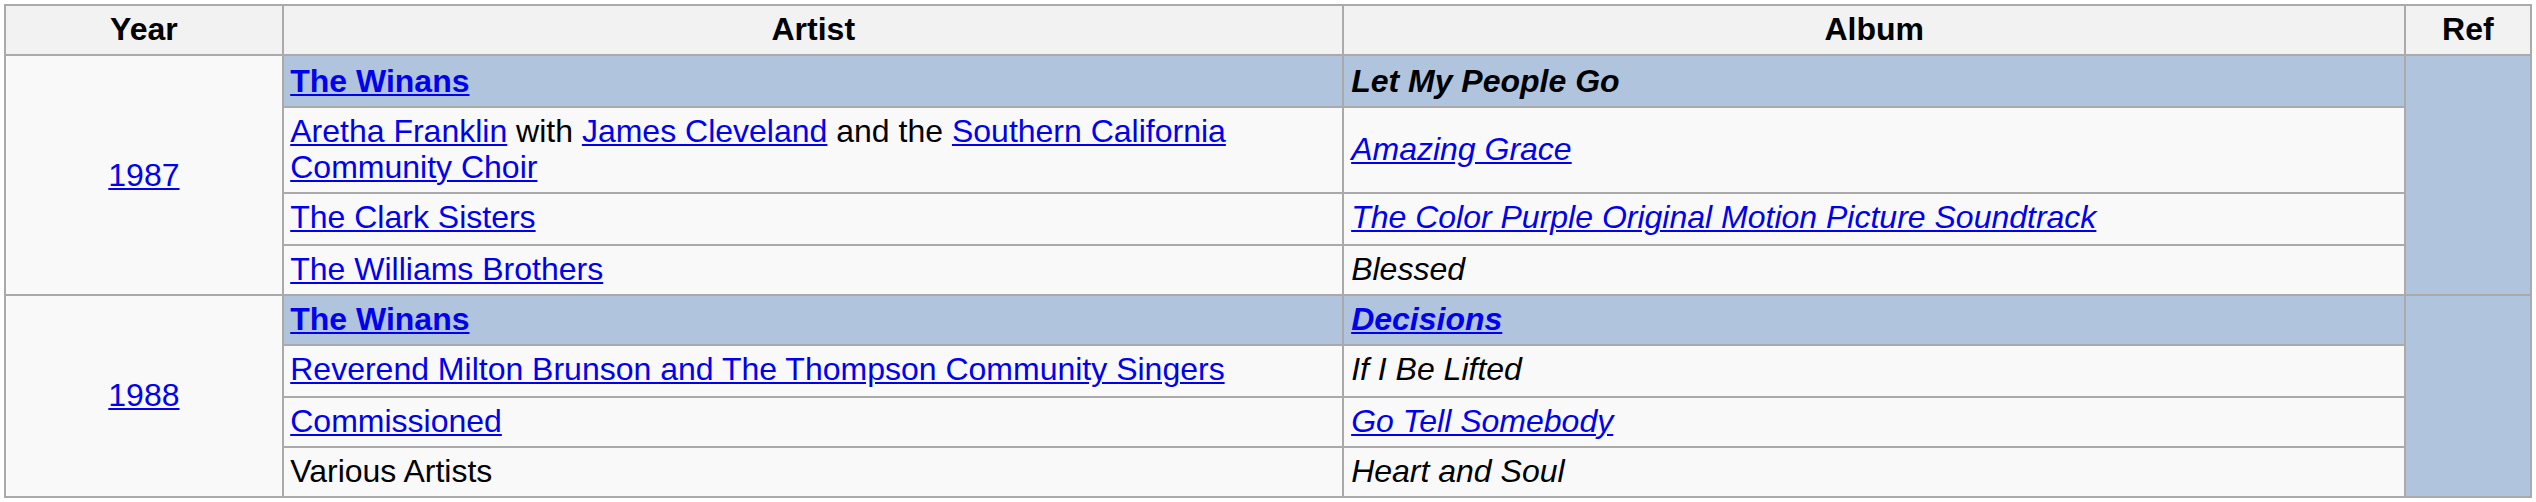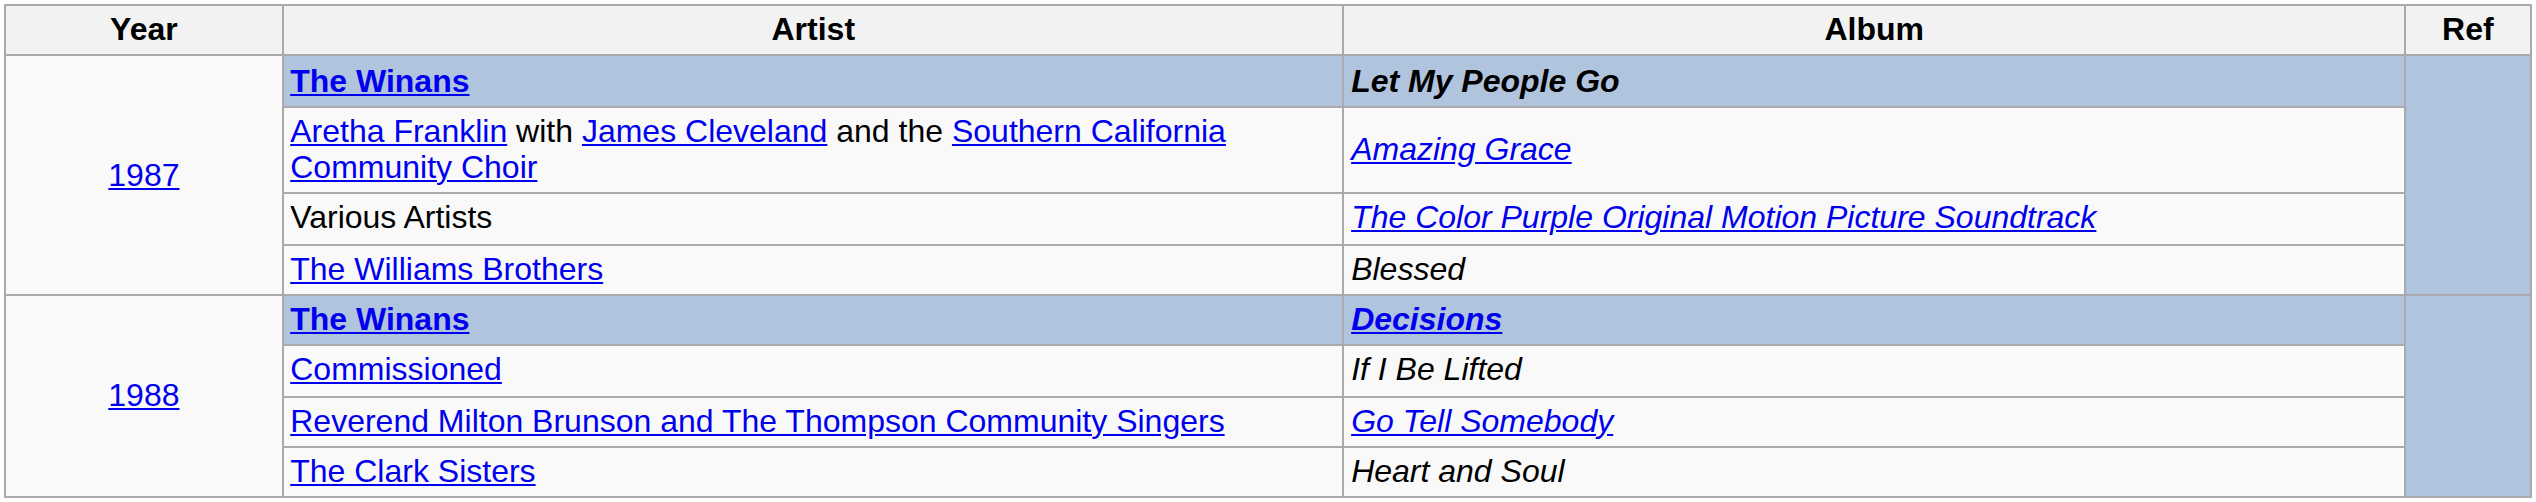(413, 218) The Clark Sisters -> (391, 218) Various Artists
(757, 370) Reverend Milton Brunson and The Thompson Community Singers -> (396, 370) Commissioned
(396, 421) Commissioned -> (757, 421) Reverend Milton Brunson and The Thompson Community Singers
(391, 471) Various Artists -> (413, 471) The Clark Sisters
